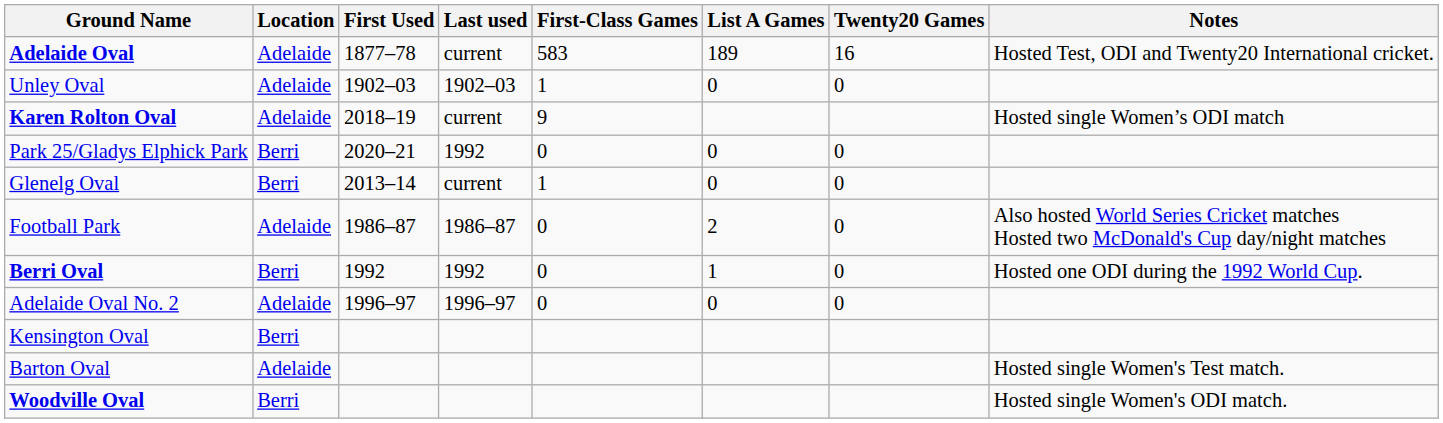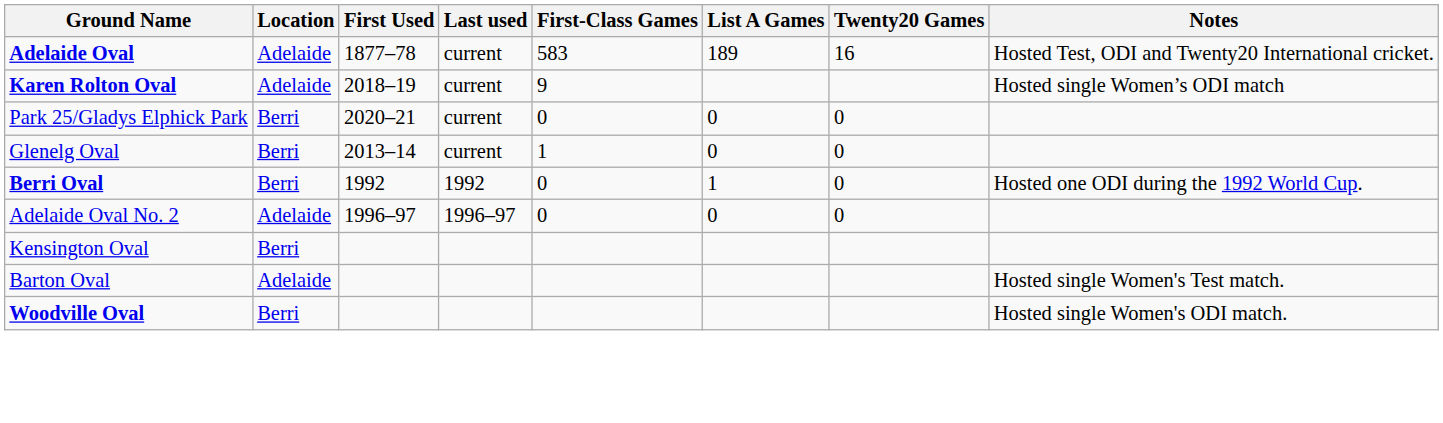- row: (57, 85)
(464, 150) 1992 -> (473, 118) current
- row: (65, 227)
